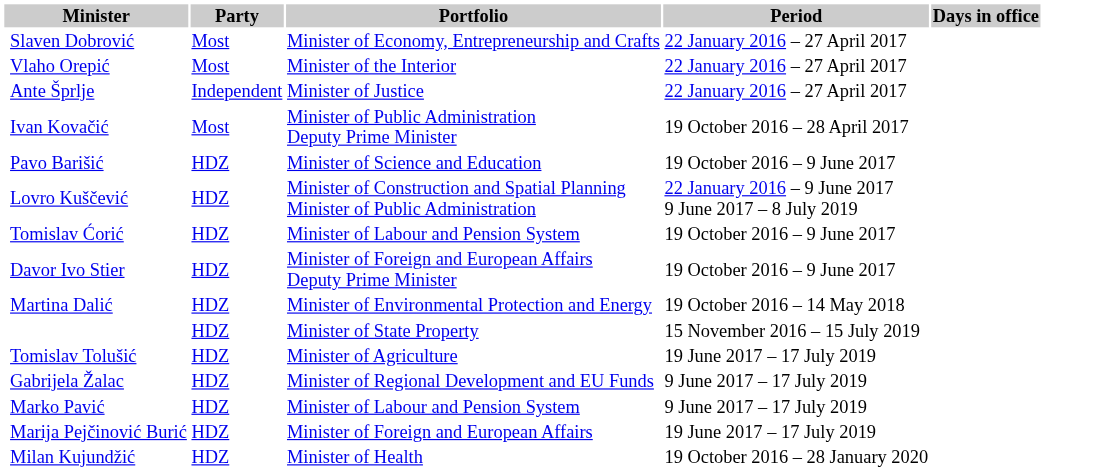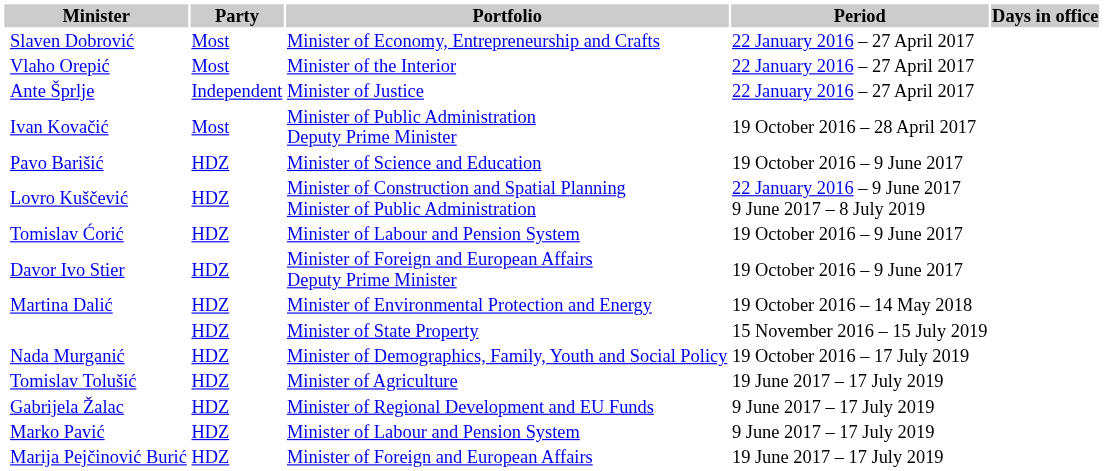+ row: (67, 356)
- row: (73, 457)
